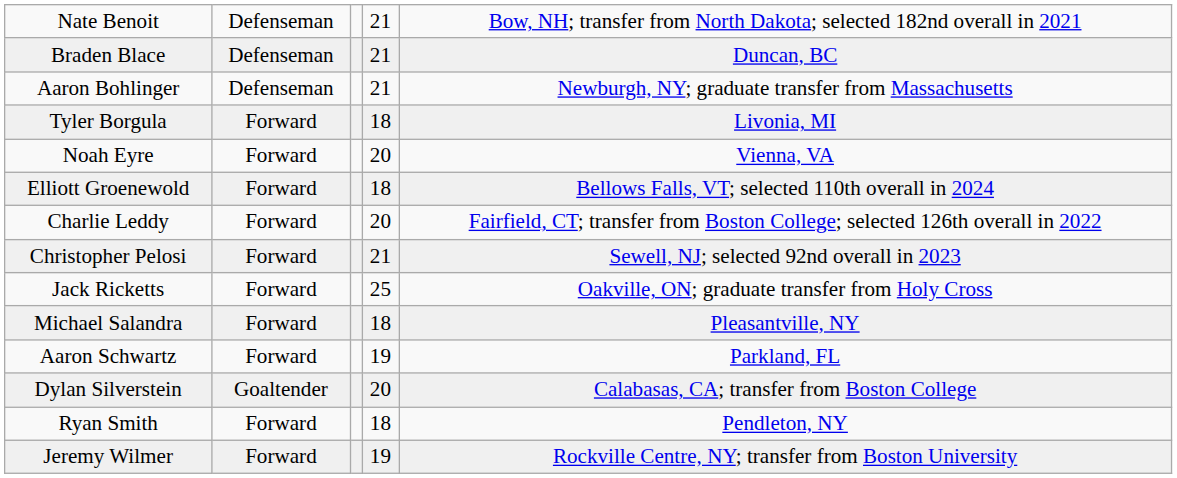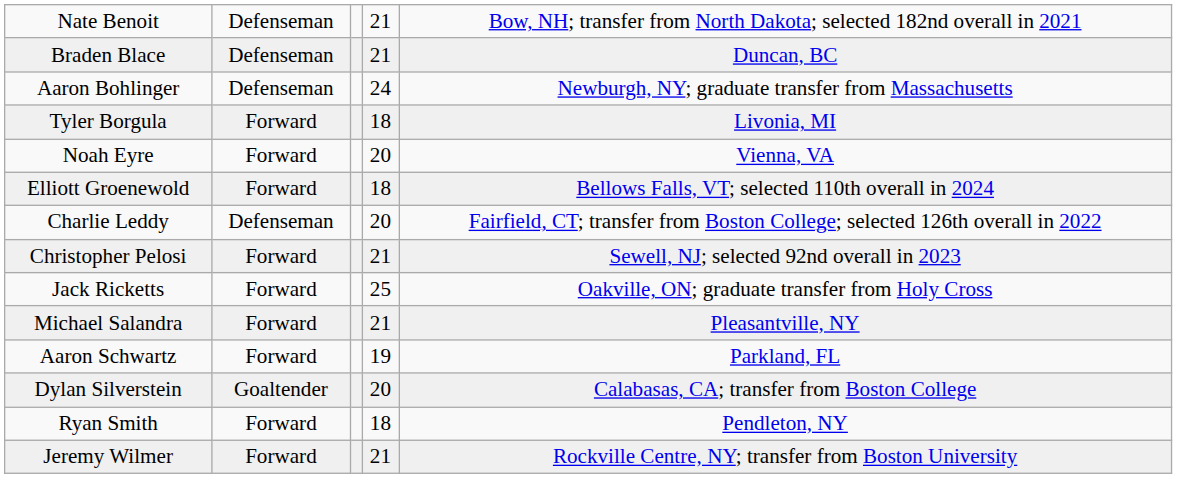(380, 88) 21 -> (380, 88) 24
(281, 222) Forward -> (281, 222) Defenseman
(380, 322) 18 -> (380, 322) 21
(380, 456) 19 -> (380, 456) 21
